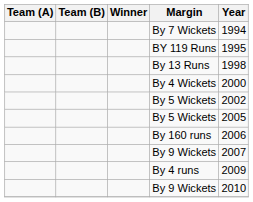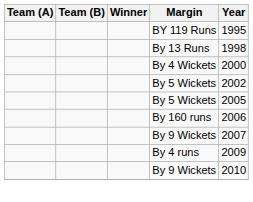- row: (30, 31)
